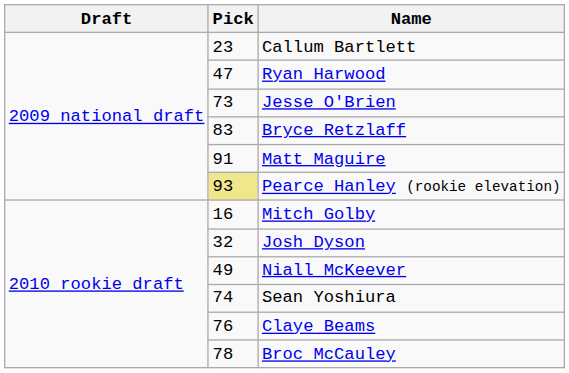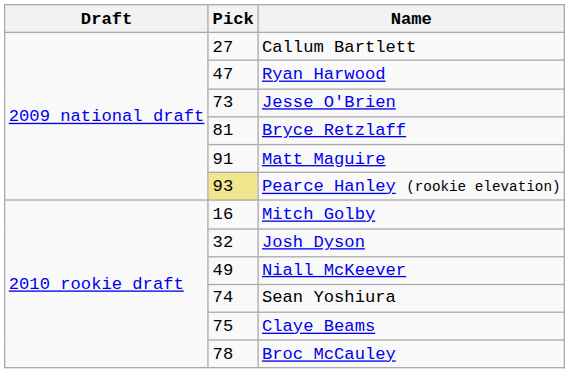(223, 47) 23 -> (223, 47) 27
(223, 131) 83 -> (223, 131) 81
(223, 326) 76 -> (223, 326) 75
